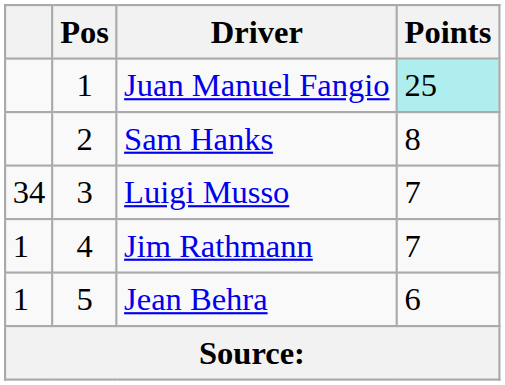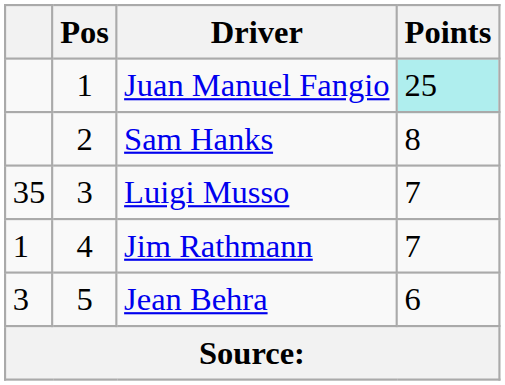(29, 192) 34 -> (29, 192) 35
(21, 299) 1 -> (21, 299) 3
